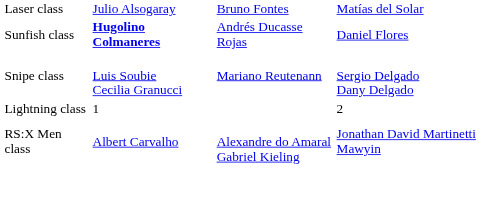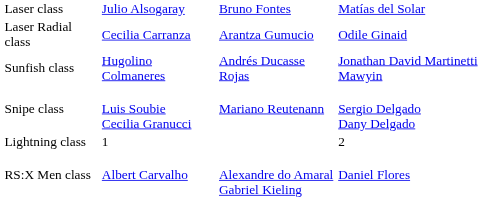+ row: (38, 34)
(126, 34) bold -> (134, 67) normal
(373, 34) Daniel Flores -> (408, 67) Jonathan David Martinetti Mawyin
(406, 141) Jonathan David Martinetti Mawyin -> (374, 175) Daniel Flores
